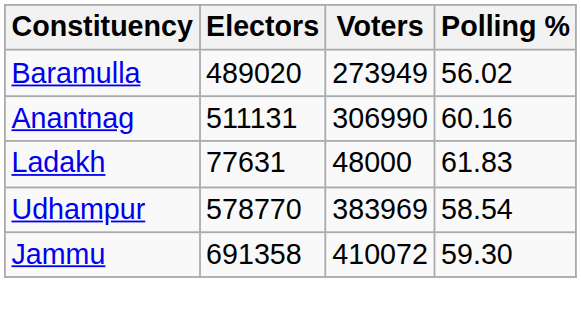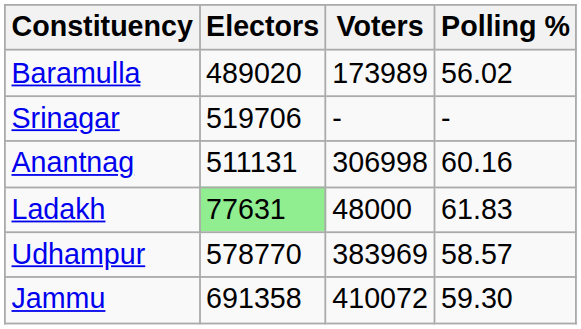(380, 72) 273949 -> (380, 72) 173989
+ row: (66, 118)
(380, 118) 306990 -> (380, 163) 306998
(246, 163) no background -> (246, 208) lightgreen background
(477, 208) 58.54 -> (477, 254) 58.57
